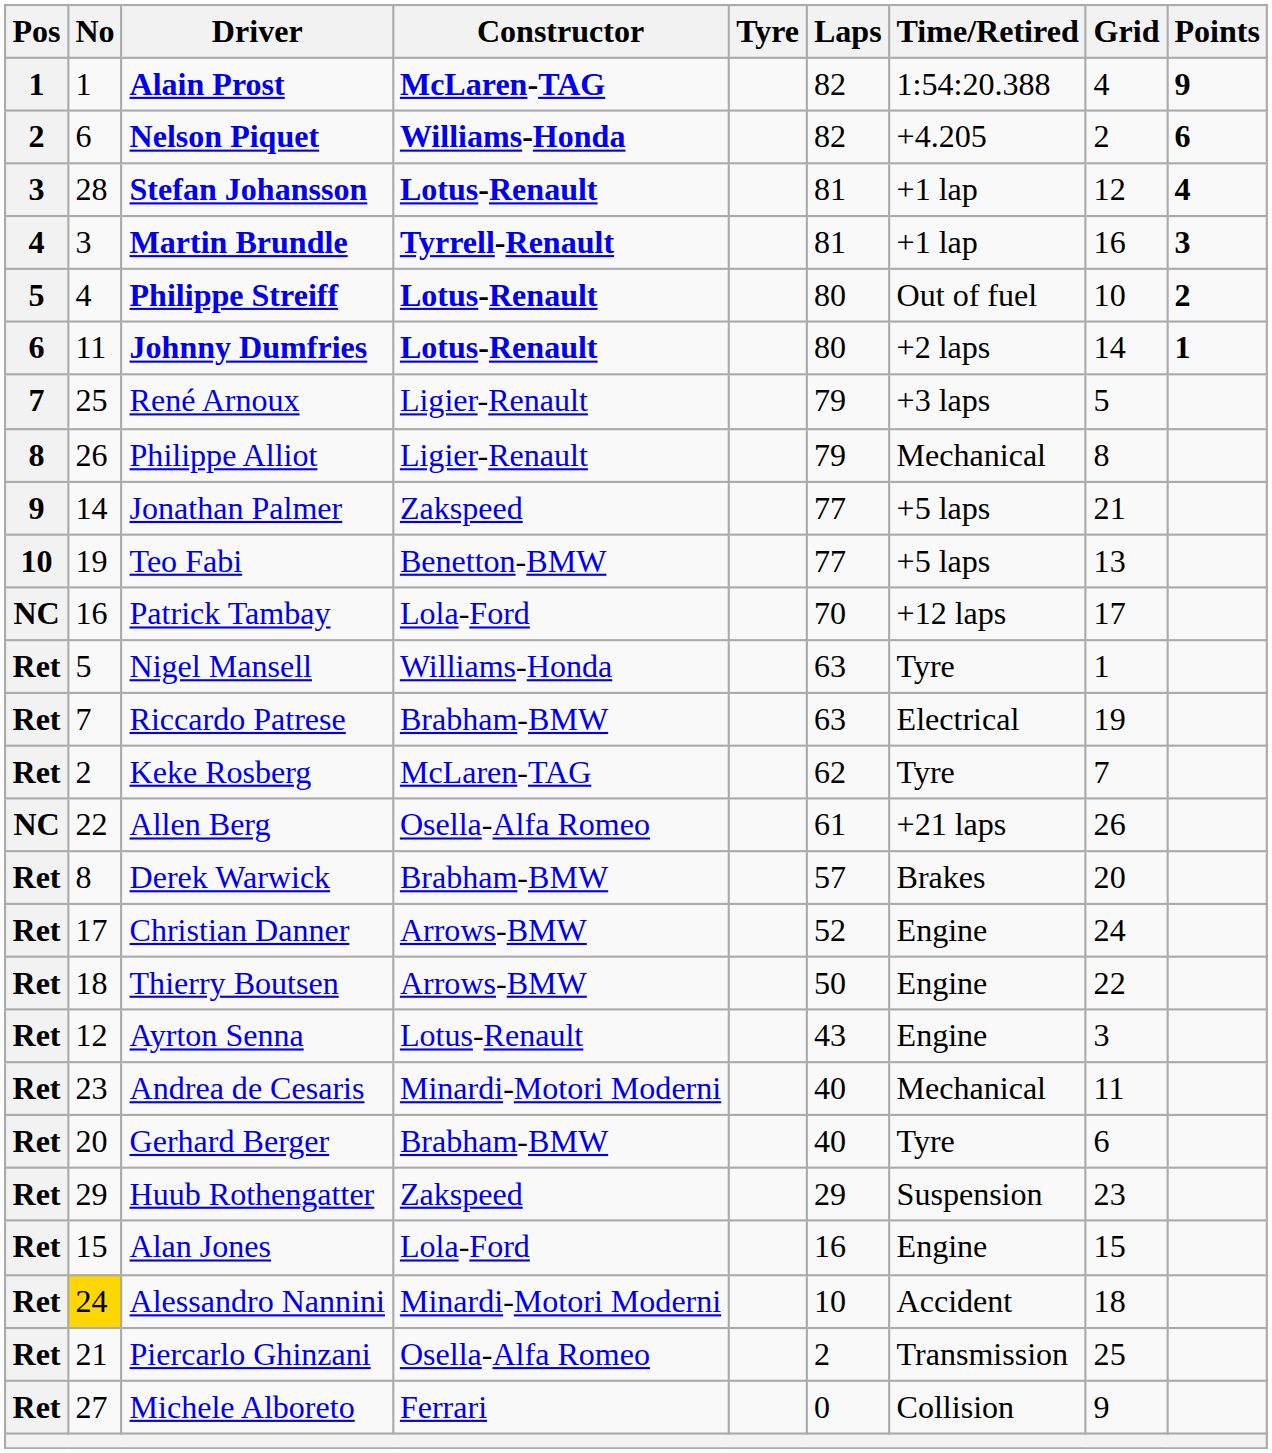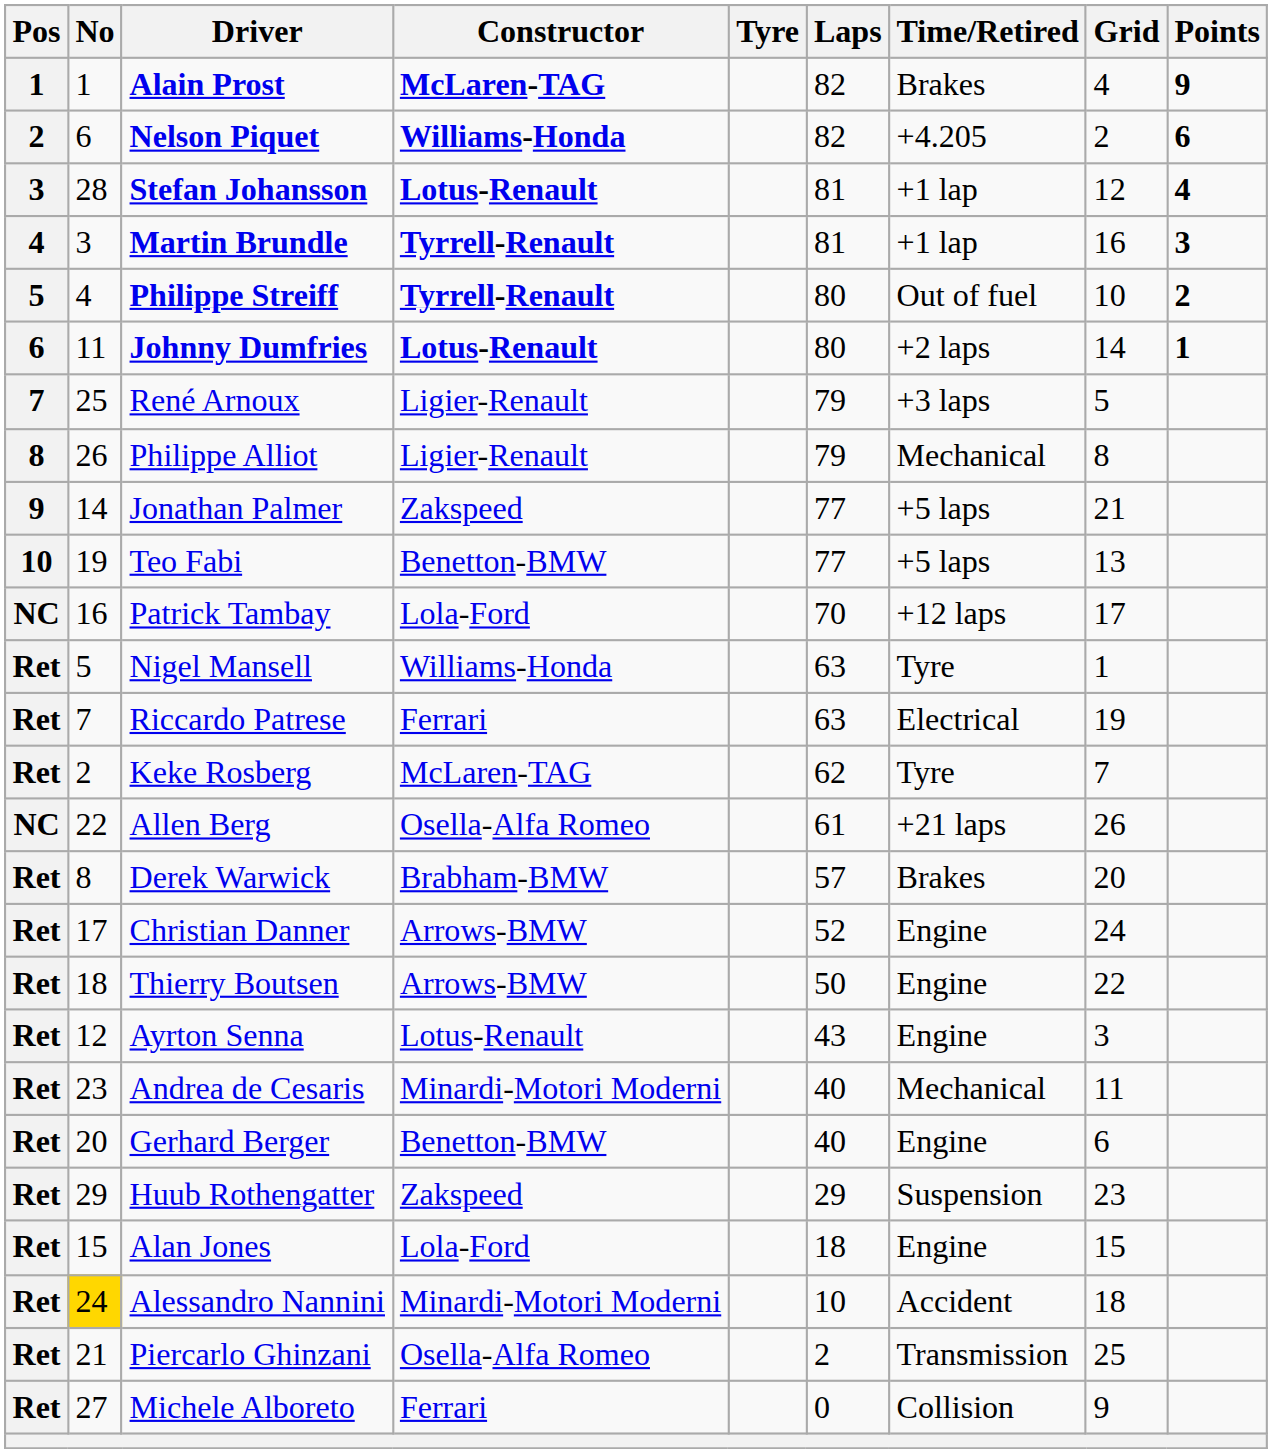(974, 84) 1:54:20.388 -> (941, 84) Brakes
(499, 295) Lotus-Renault -> (507, 295) Tyrrell-Renault
(504, 718) Brabham-BMW -> (443, 718) Ferrari
(504, 1141) Brabham-BMW -> (503, 1141) Benetton-BMW
(926, 1141) Tyre -> (942, 1141) Engine
(830, 1247) 16 -> (830, 1247) 18
